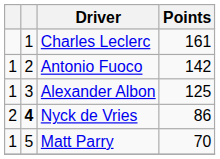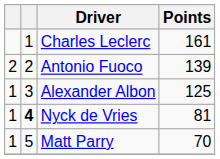(13, 66) 1 -> (13, 66) 2
(198, 66) 142 -> (198, 66) 139
(13, 116) 2 -> (13, 116) 1
(203, 116) 86 -> (203, 116) 81
